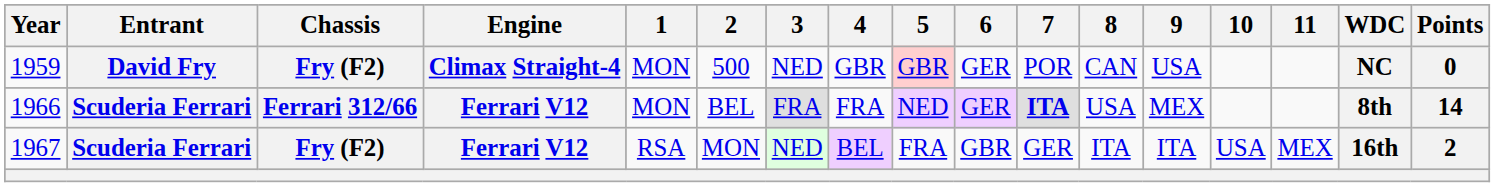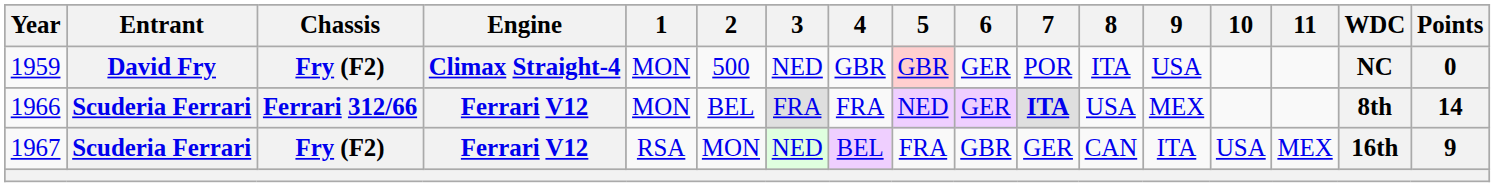(1111, 66) CAN -> (1111, 66) ITA
(1111, 148) ITA -> (1111, 148) CAN
(1450, 148) 2 -> (1450, 148) 9
